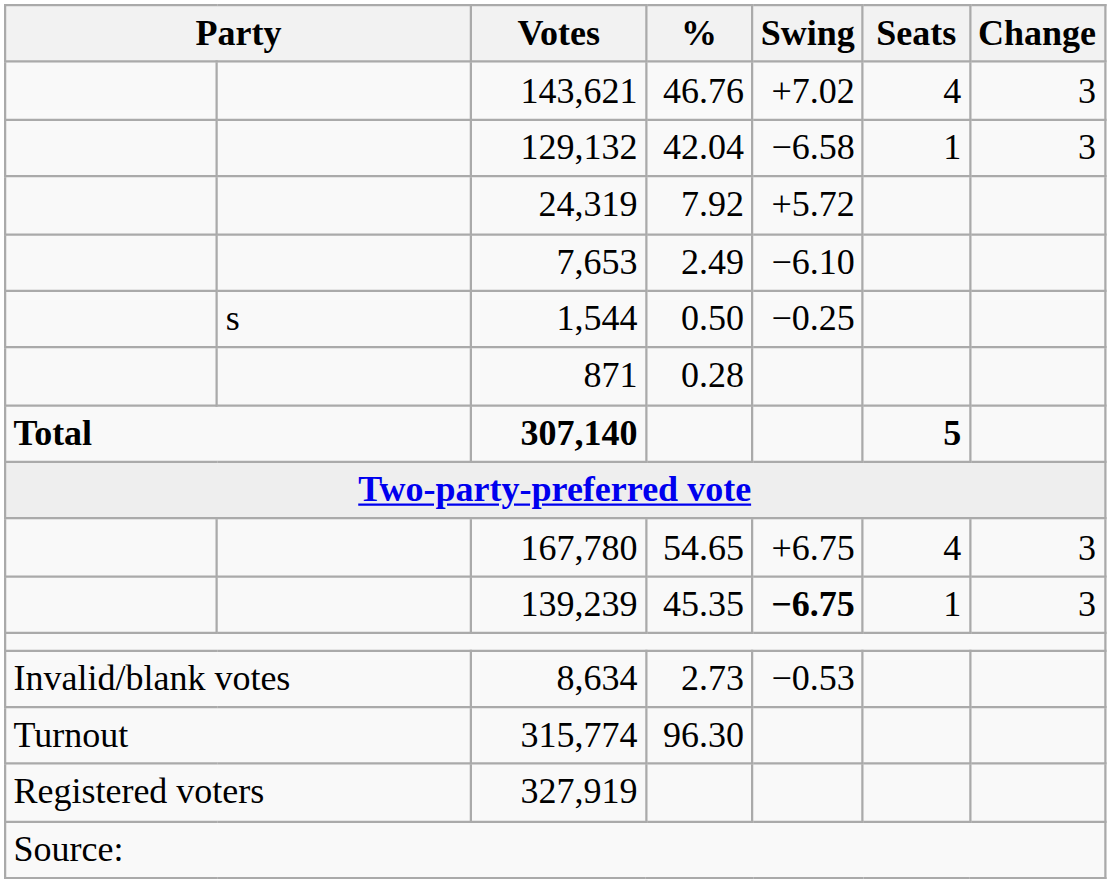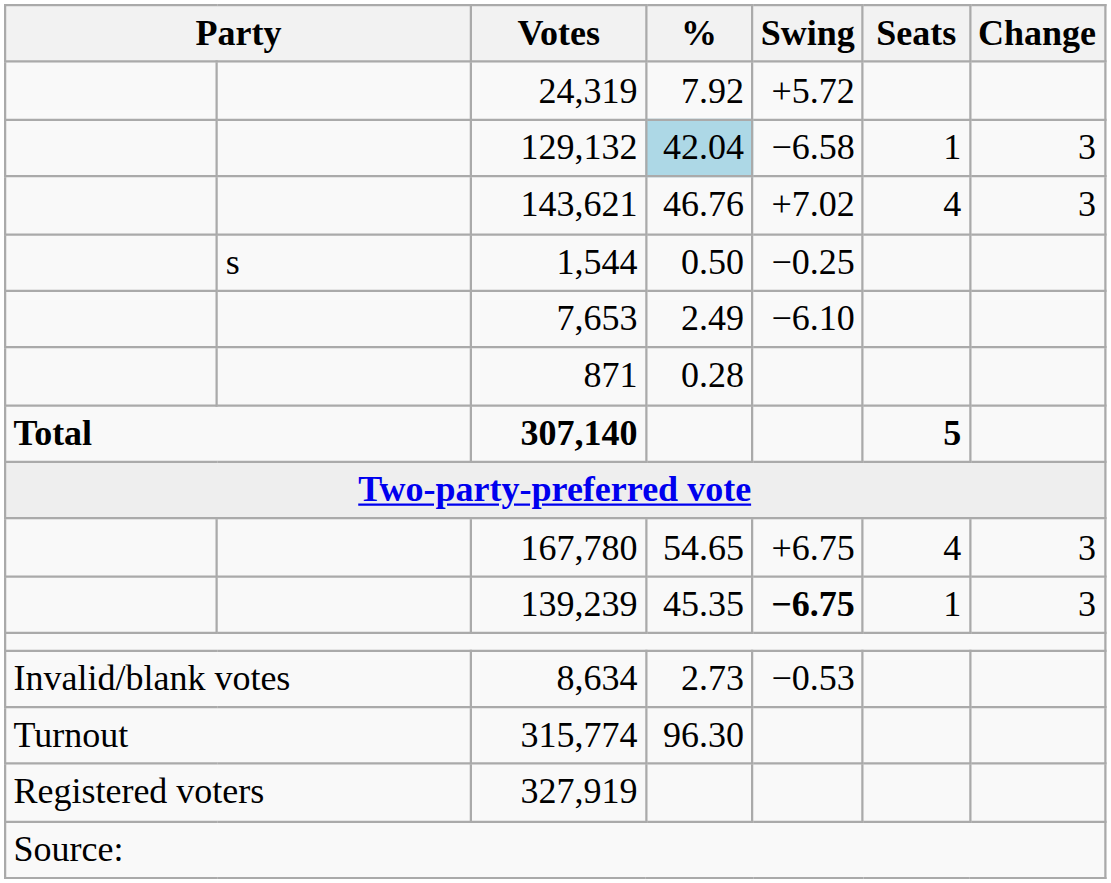rows swapped: (579, 90) <-> (588, 204)
(704, 147) no background -> (704, 147) lightblue background
rows swapped: (597, 261) <-> (597, 318)
